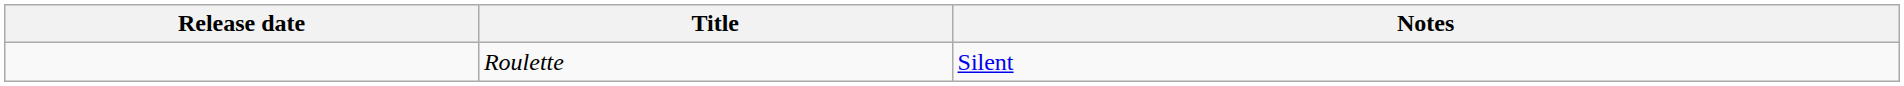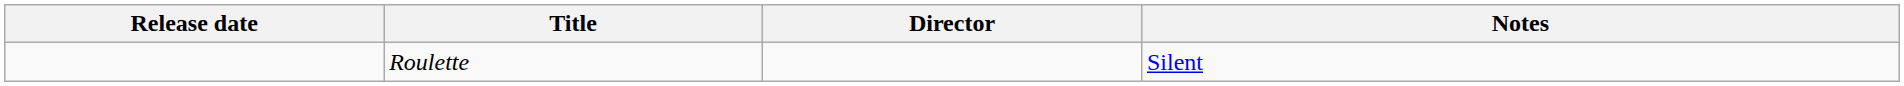+ column: (952, 23)
